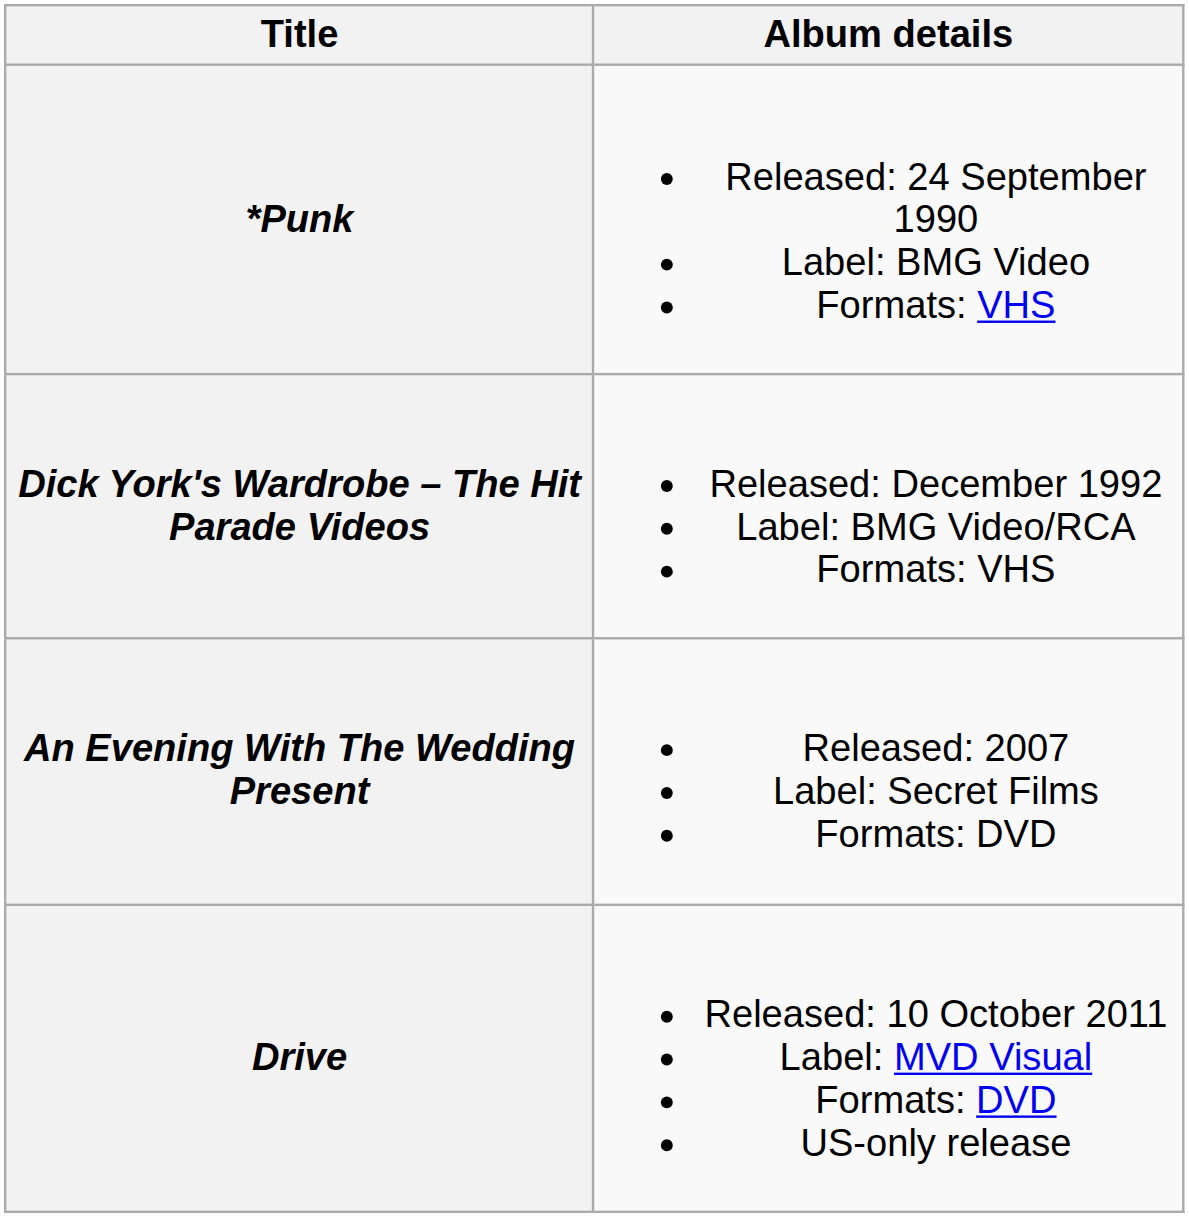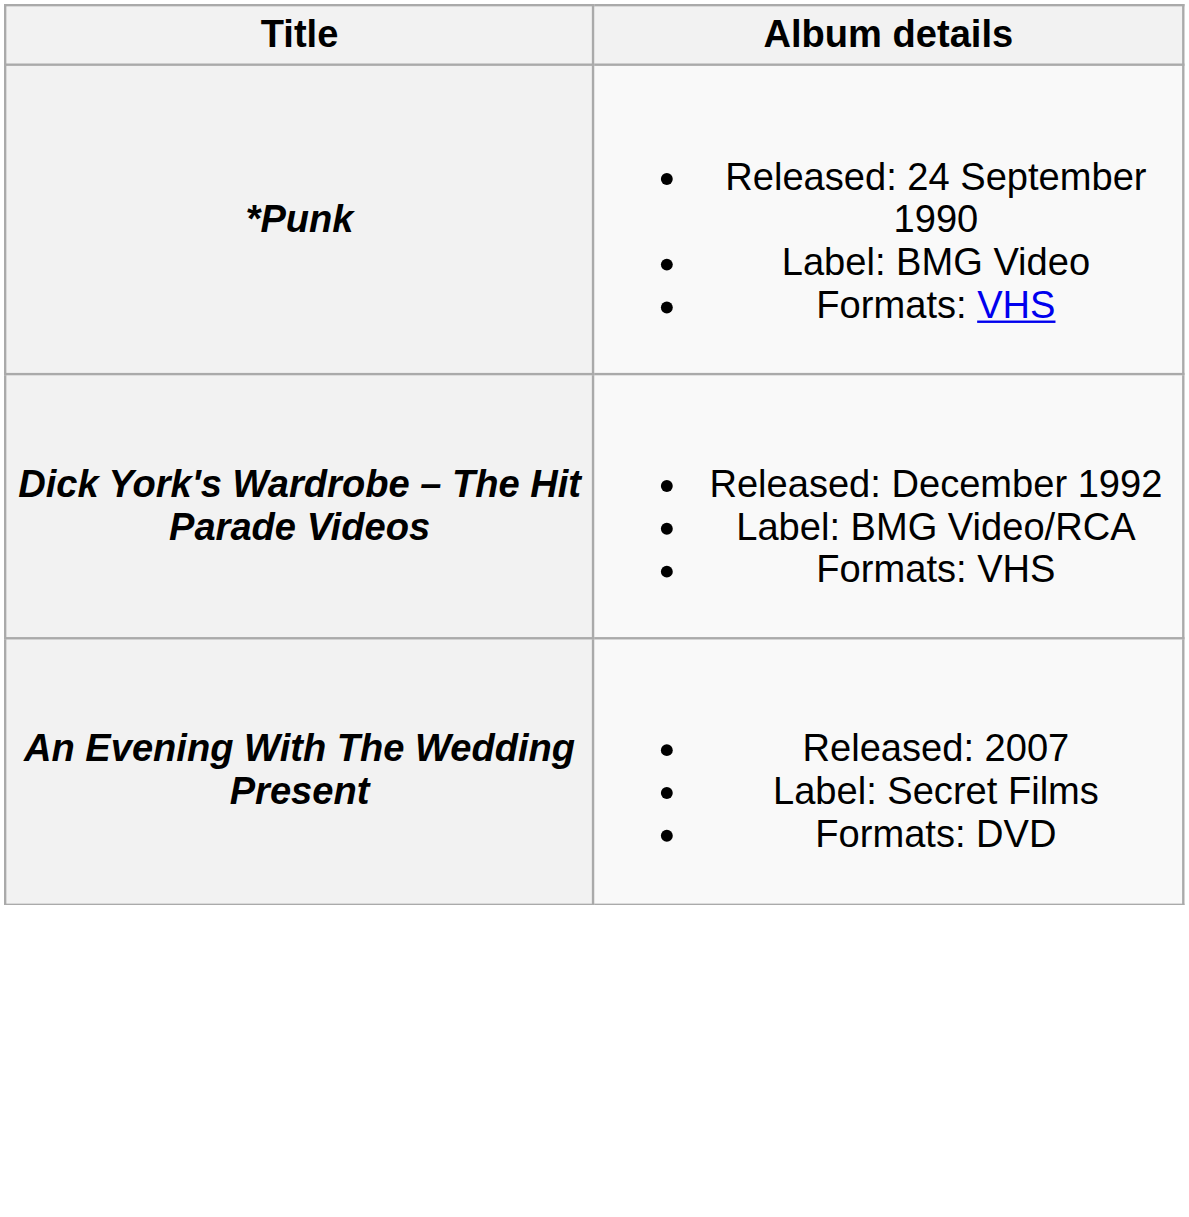- row: (300, 1056)
